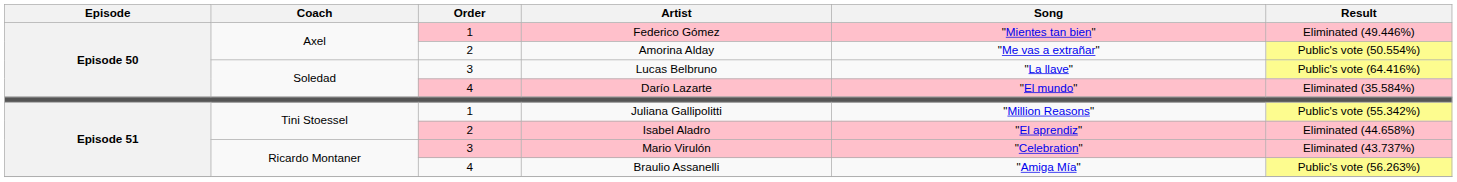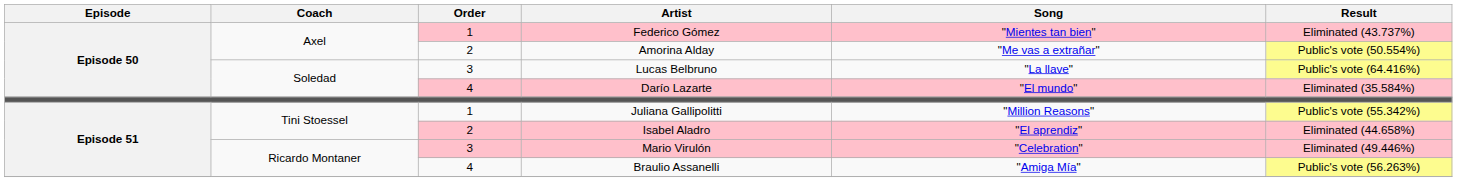(1359, 32) Eliminated (49.446%) -> (1359, 32) Eliminated (43.737%)
(1359, 148) Eliminated (43.737%) -> (1359, 148) Eliminated (49.446%)
